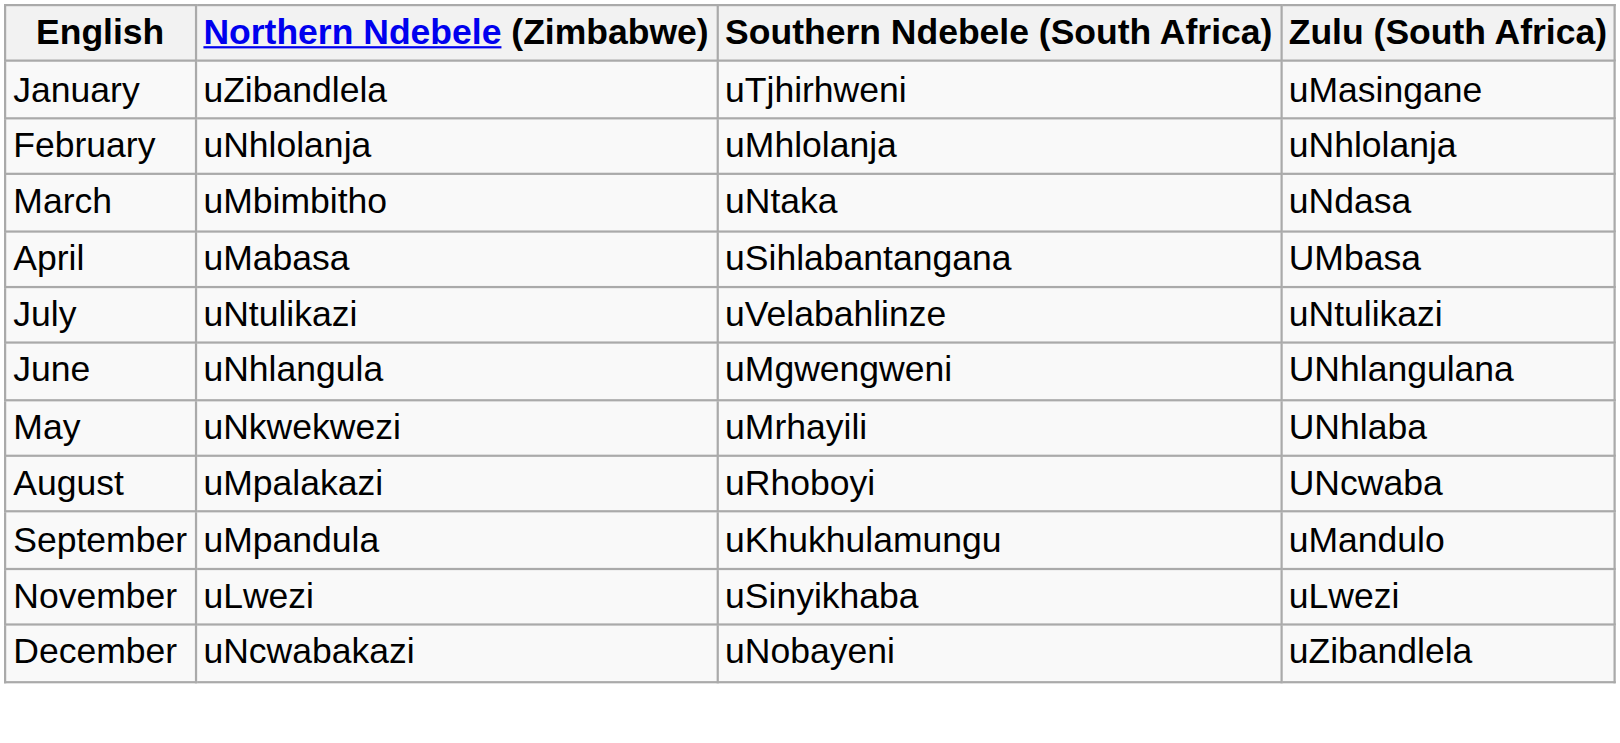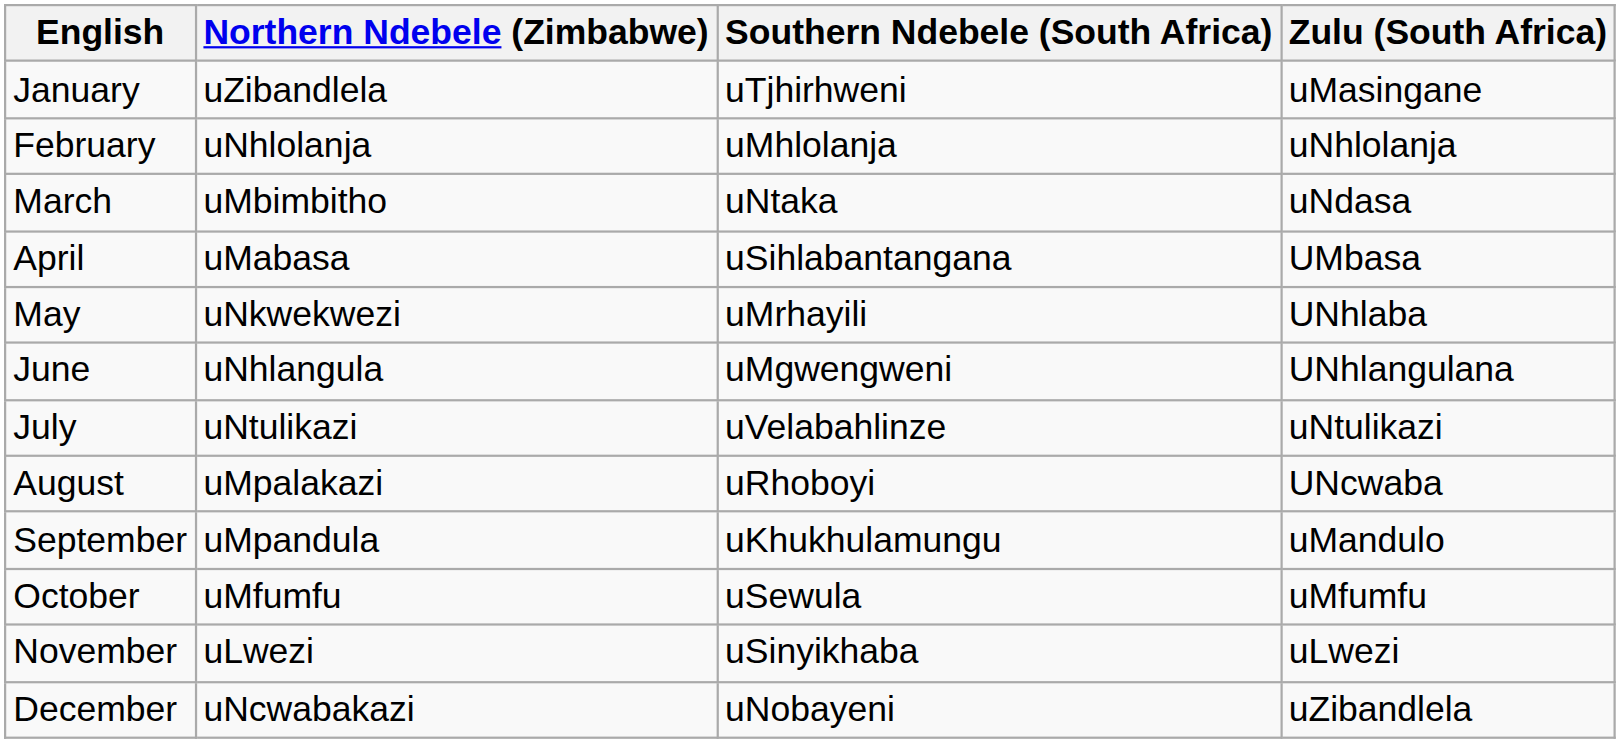rows swapped: (47, 426) <-> (45, 314)
+ row: (76, 595)
